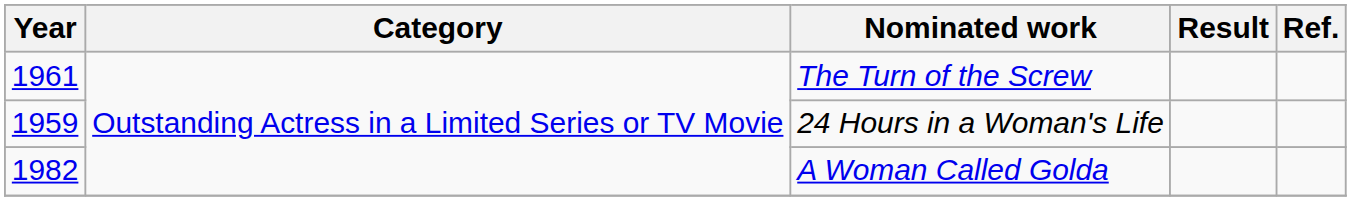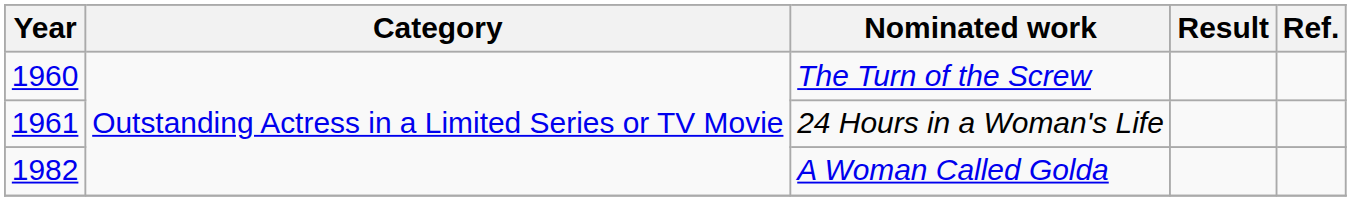(45, 75) 1961 -> (45, 75) 1960
(45, 123) 1959 -> (45, 123) 1961
